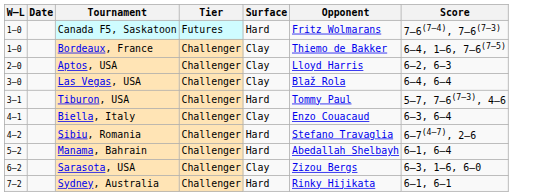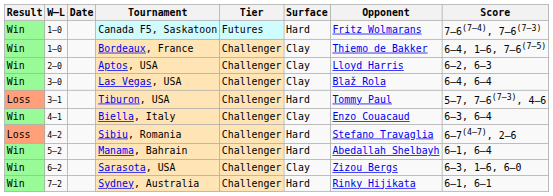+ column: (25, 12)
